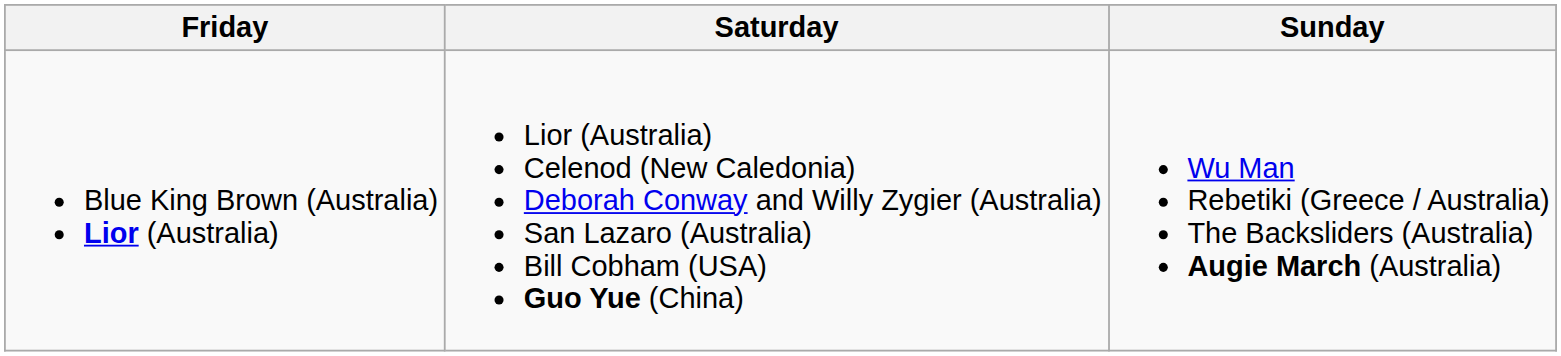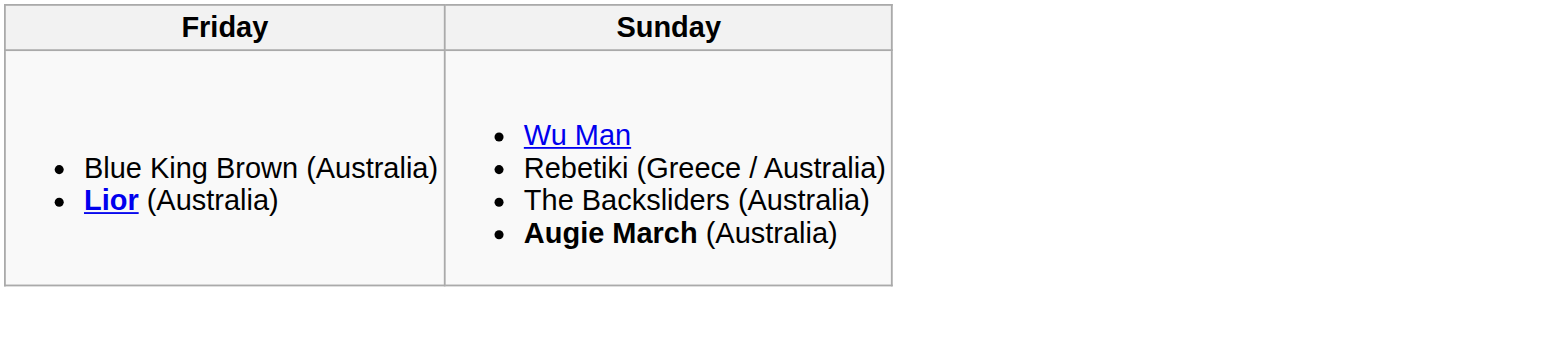- column: (777, 27)
